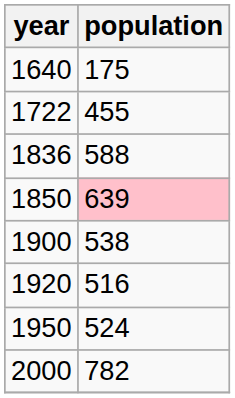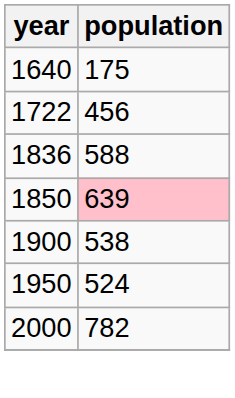(107, 112) 455 -> (107, 112) 456
- row: (41, 284)
